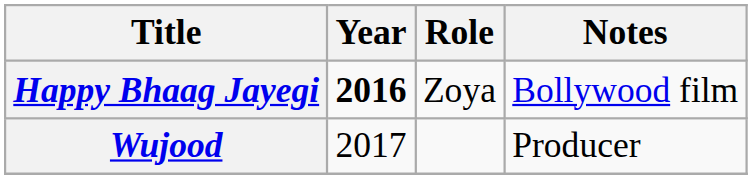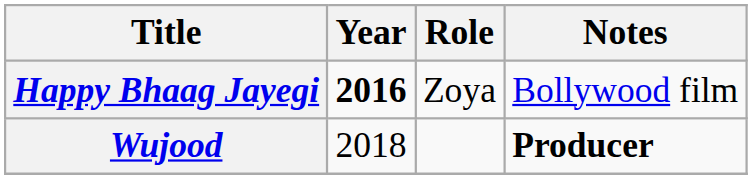(371, 145) 2017 -> (371, 145) 2018
(576, 145) normal -> (583, 145) bold
